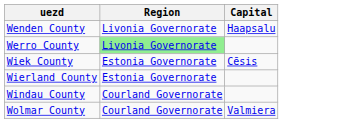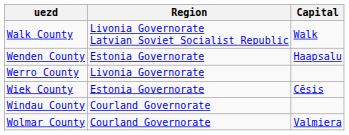+ row: (40, 35)
(159, 29) Livonia Governorate -> (147, 57) Estonia Governorate
(159, 45) lightgreen background -> (147, 73) no background
- row: (52, 78)
